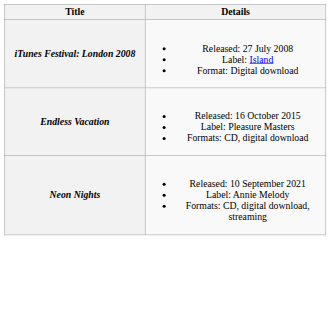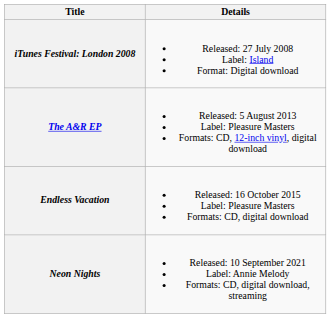+ row: (75, 127)
